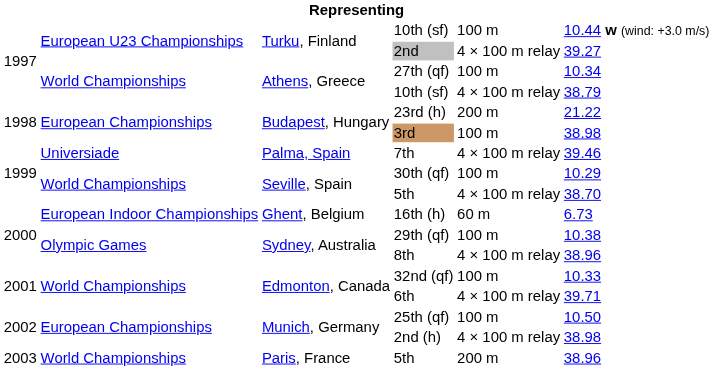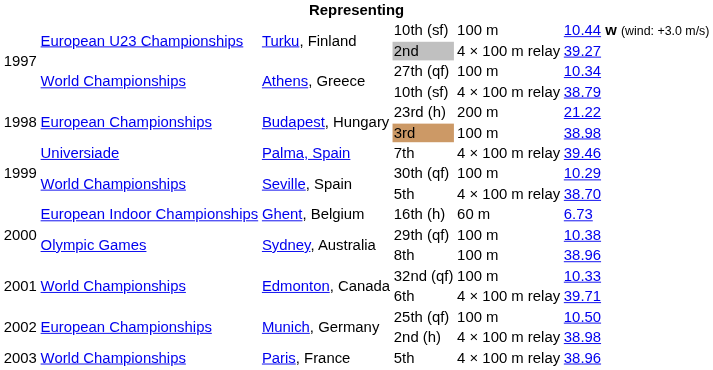(509, 255) 4 × 100 m relay -> (478, 255) 100 m
(478, 358) 200 m -> (509, 358) 4 × 100 m relay
